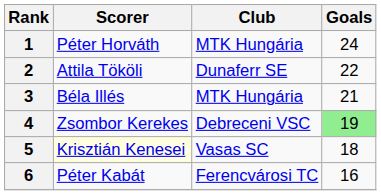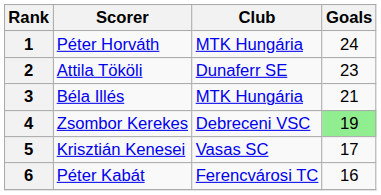(349, 70) 22 -> (349, 70) 23
(121, 149) lightyellow background -> (121, 149) no background
(349, 149) 18 -> (349, 149) 17
